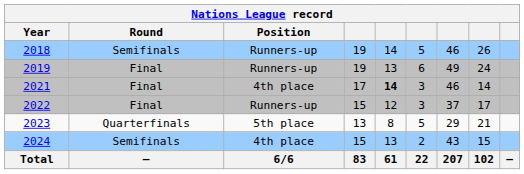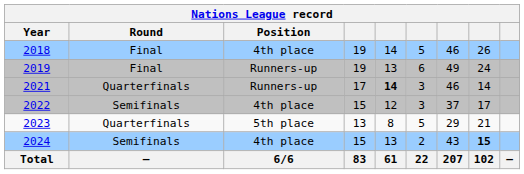(146, 50) Semifinals -> (146, 50) Final
(284, 50) Runners-up -> (284, 50) 4th place
(146, 86) Final -> (146, 86) Quarterfinals
(284, 86) 4th place -> (284, 86) Runners-up
(146, 105) Final -> (146, 105) Semifinals
(284, 105) Runners-up -> (284, 105) 4th place
(484, 141) normal -> (484, 141) bold
